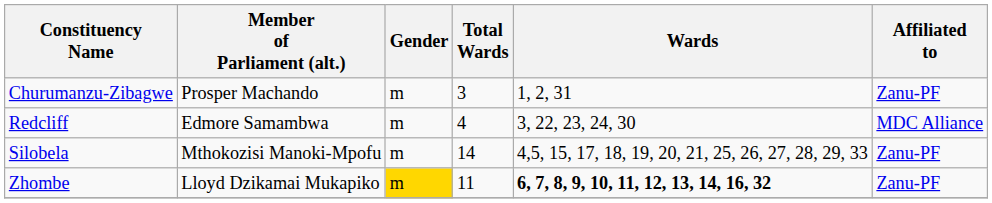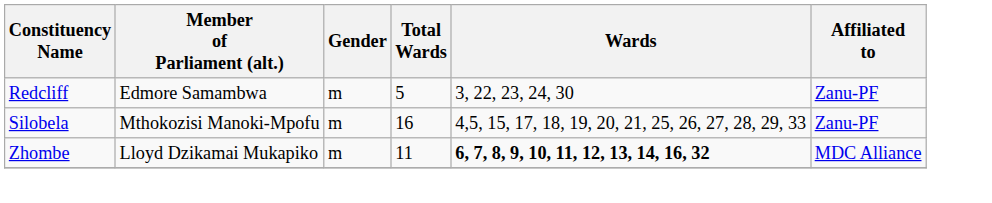- row: (91, 93)
(462, 123) 4 -> (400, 93) 5
(930, 123) MDC Alliance -> (847, 93) Zanu-PF
(466, 153) 14 -> (404, 123) 16
(397, 183) gold background -> (335, 153) no background
(908, 183) Zanu-PF -> (868, 153) MDC Alliance
